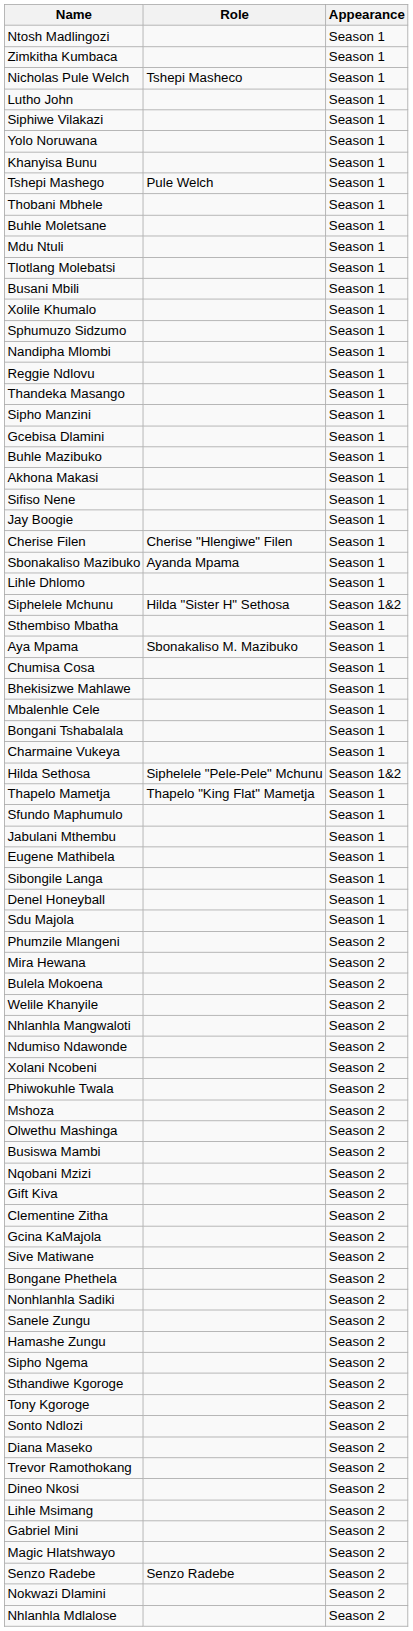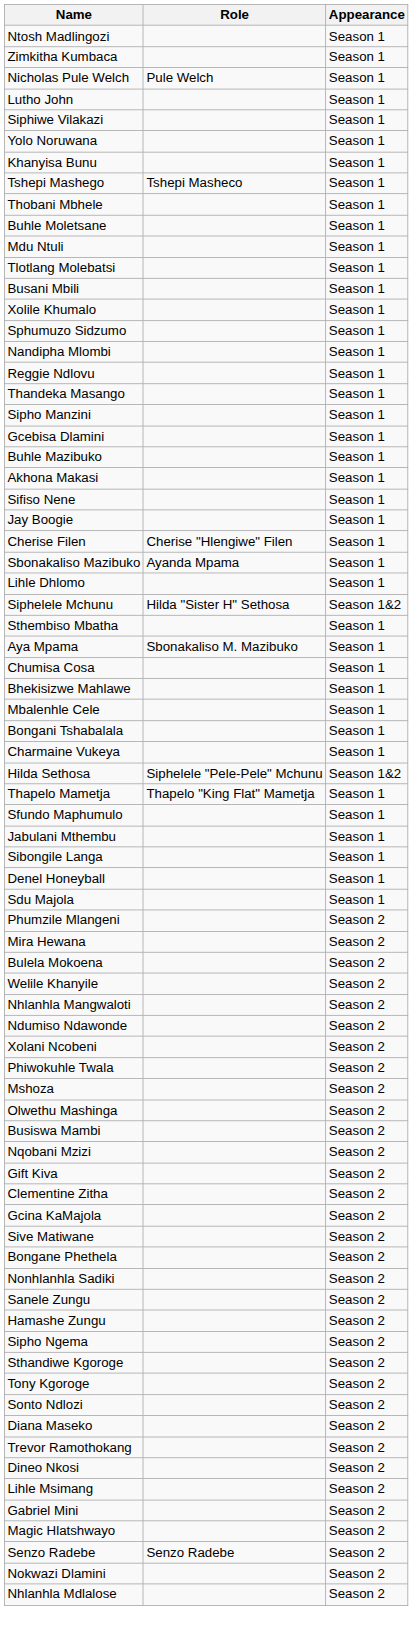(194, 78) Tshepi Masheco -> (180, 78) Pule Welch
(180, 183) Pule Welch -> (194, 183) Tshepi Masheco
- row: (61, 857)
